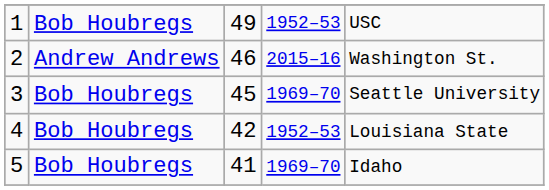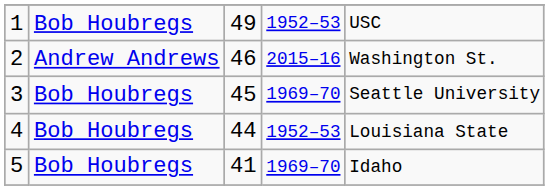(243, 131) 42 -> (243, 131) 44
